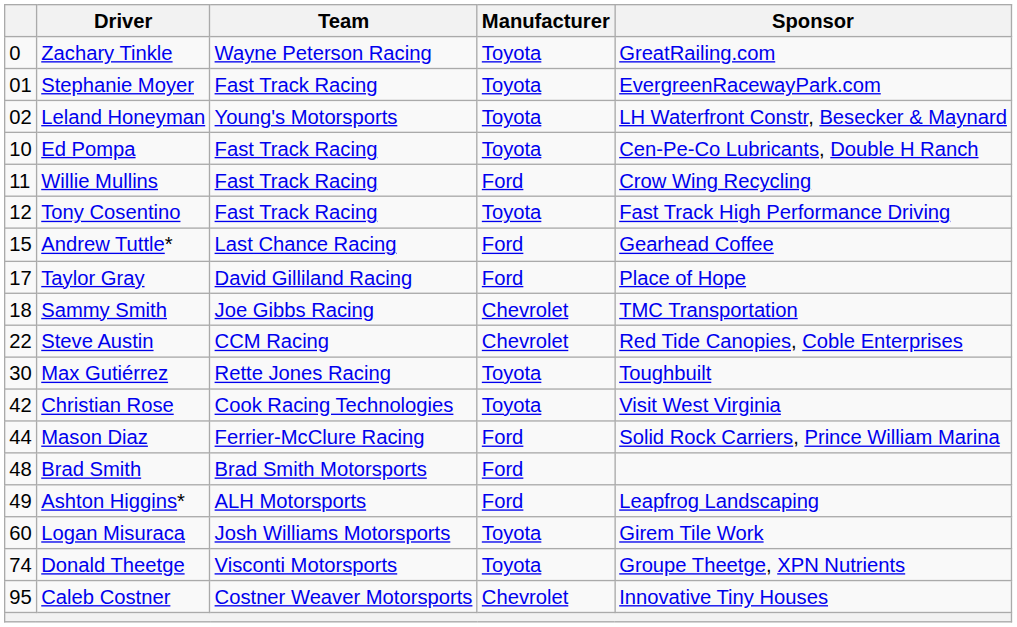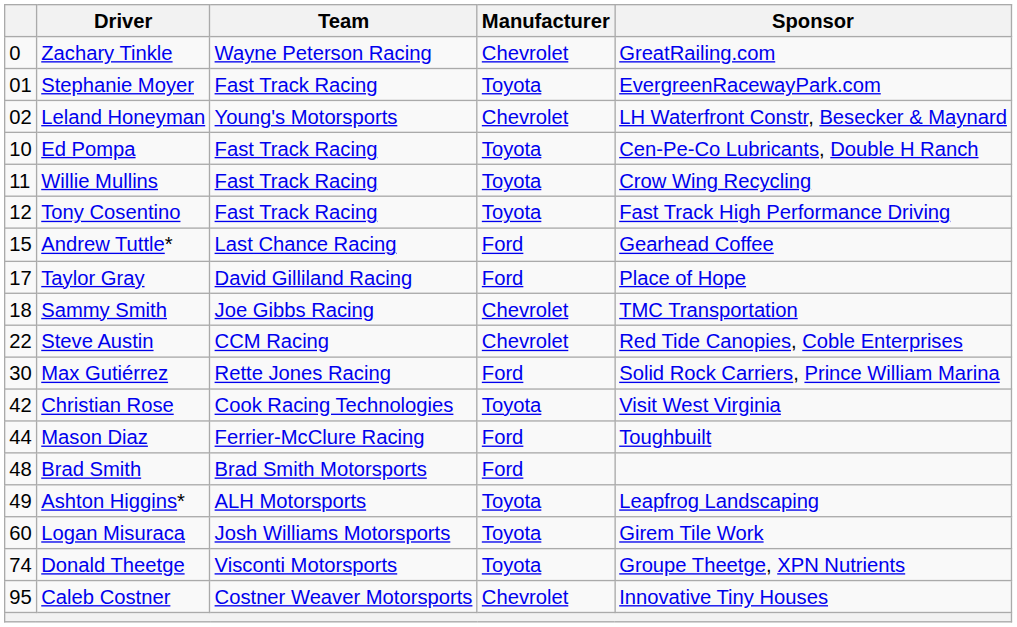(512, 53) Toyota -> (525, 53) Chevrolet
(512, 117) Toyota -> (525, 117) Chevrolet
(503, 181) Ford -> (512, 181) Toyota
(512, 373) Toyota -> (503, 373) Ford
(665, 373) Toughbuilt -> (809, 373) Solid Rock Carriers, Prince William Marina
(809, 437) Solid Rock Carriers, Prince William Marina -> (665, 437) Toughbuilt
(503, 501) Ford -> (512, 501) Toyota
